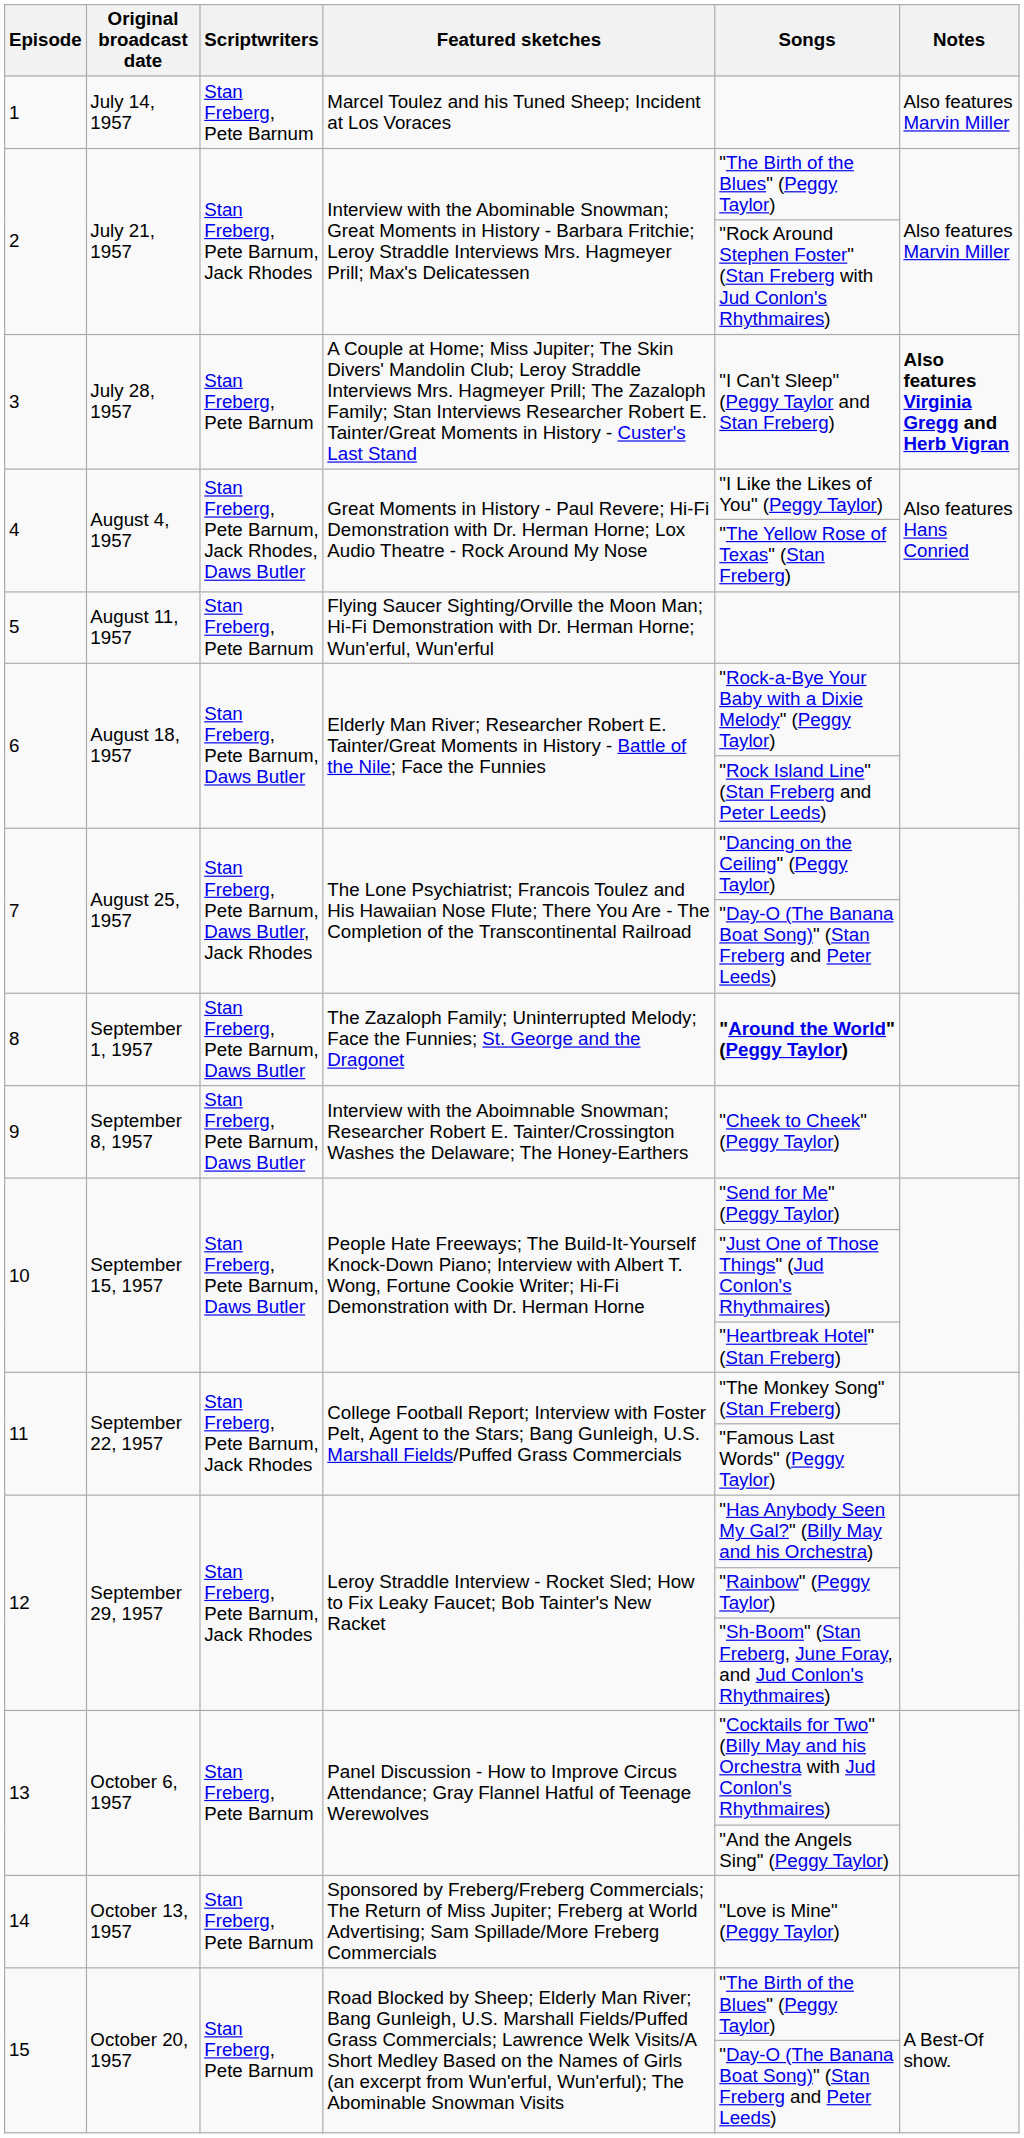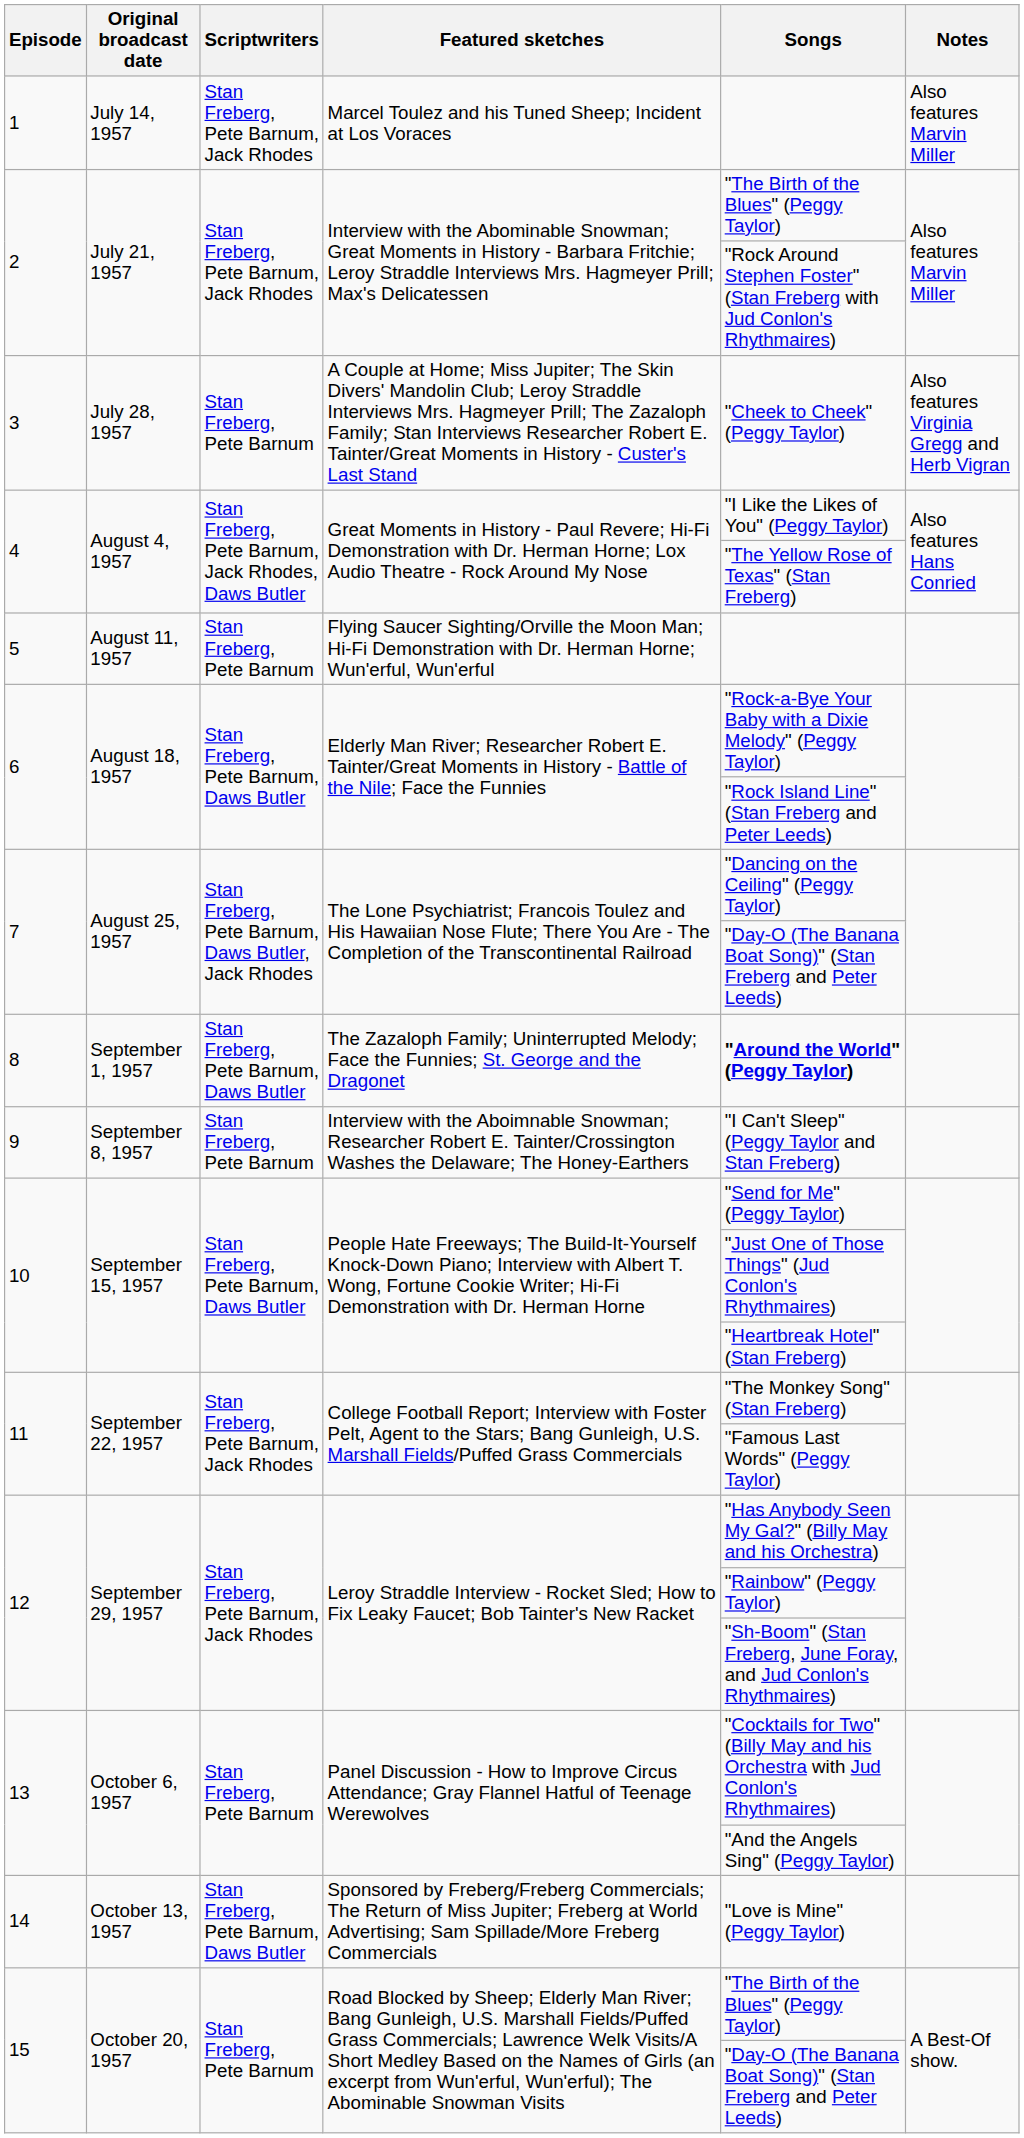(259, 112) Stan Freberg, Pete Barnum -> (262, 122) Stan Freberg, Pete Barnum, Jack Rhodes
(795, 401) "I Can't Sleep" (Peggy Taylor and Stan Freberg) -> (798, 422) "Cheek to Cheek" (Peggy Taylor)
(956, 401) bold -> (960, 422) normal
(261, 1131) Stan Freberg, Pete Barnum, Daws Butler -> (259, 1142) Stan Freberg, Pete Barnum
(793, 1131) "Cheek to Cheek" (Peggy Taylor) -> (800, 1142) "I Can't Sleep" (Peggy Taylor and Stan Freberg)
(259, 1921) Stan Freberg, Pete Barnum -> (262, 1921) Stan Freberg, Pete Barnum, Daws Butler
